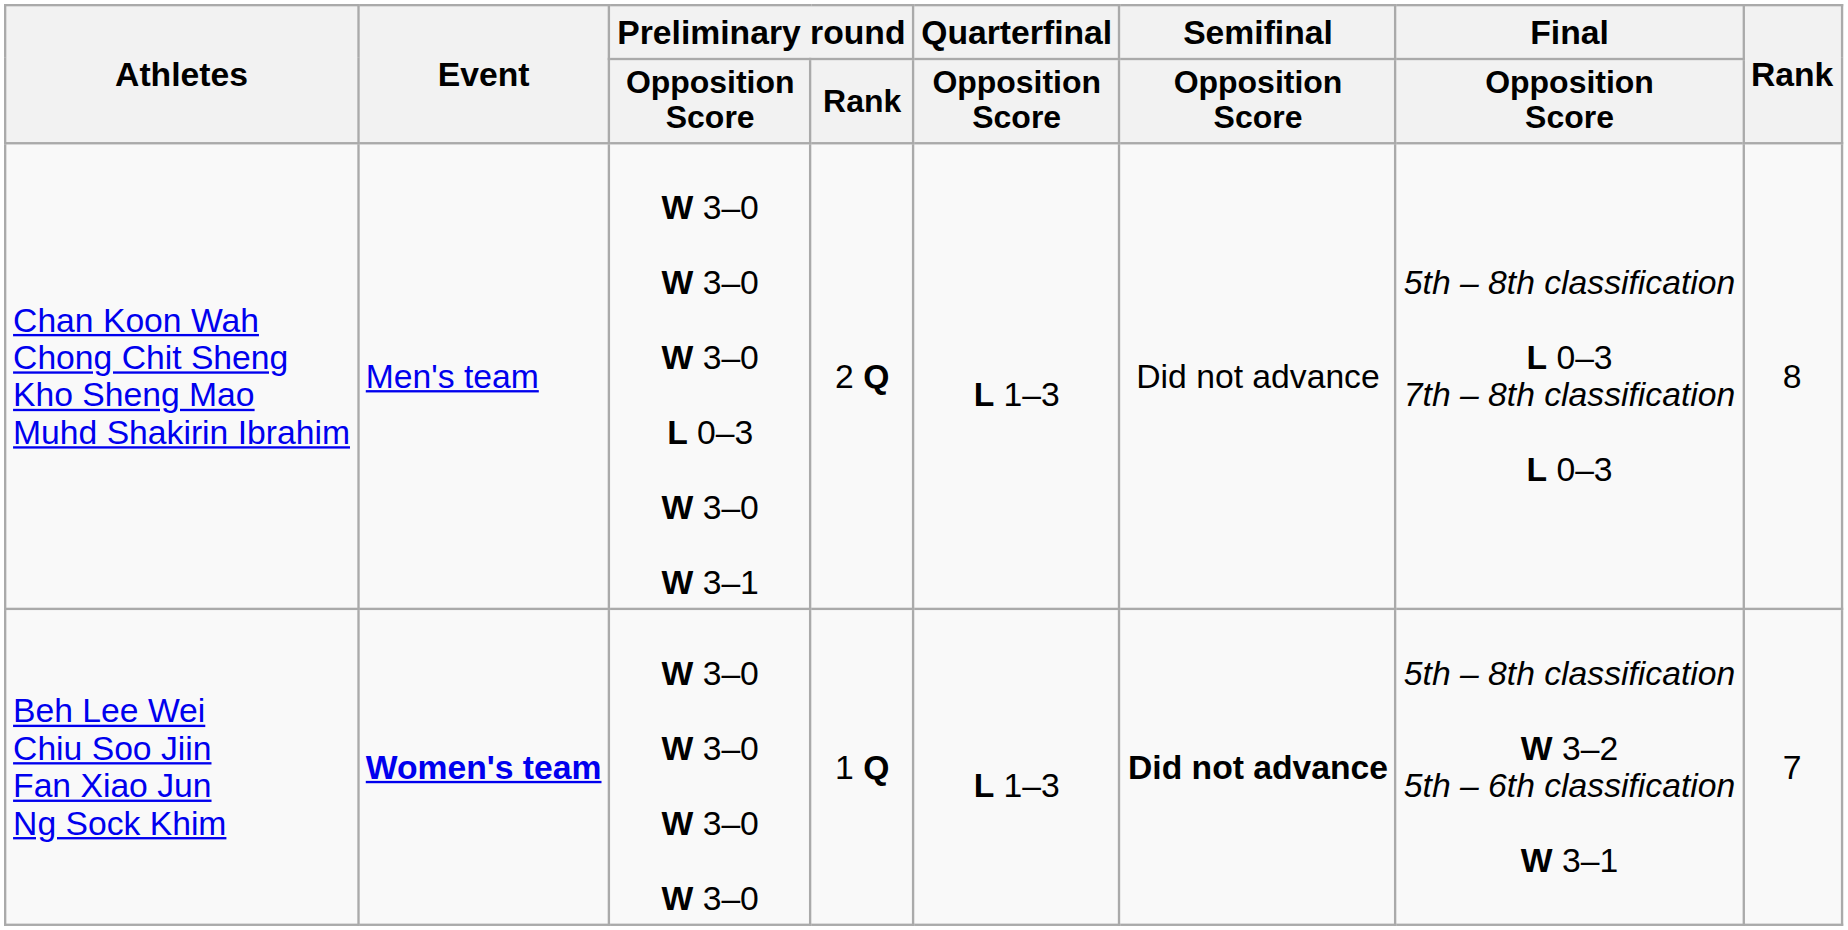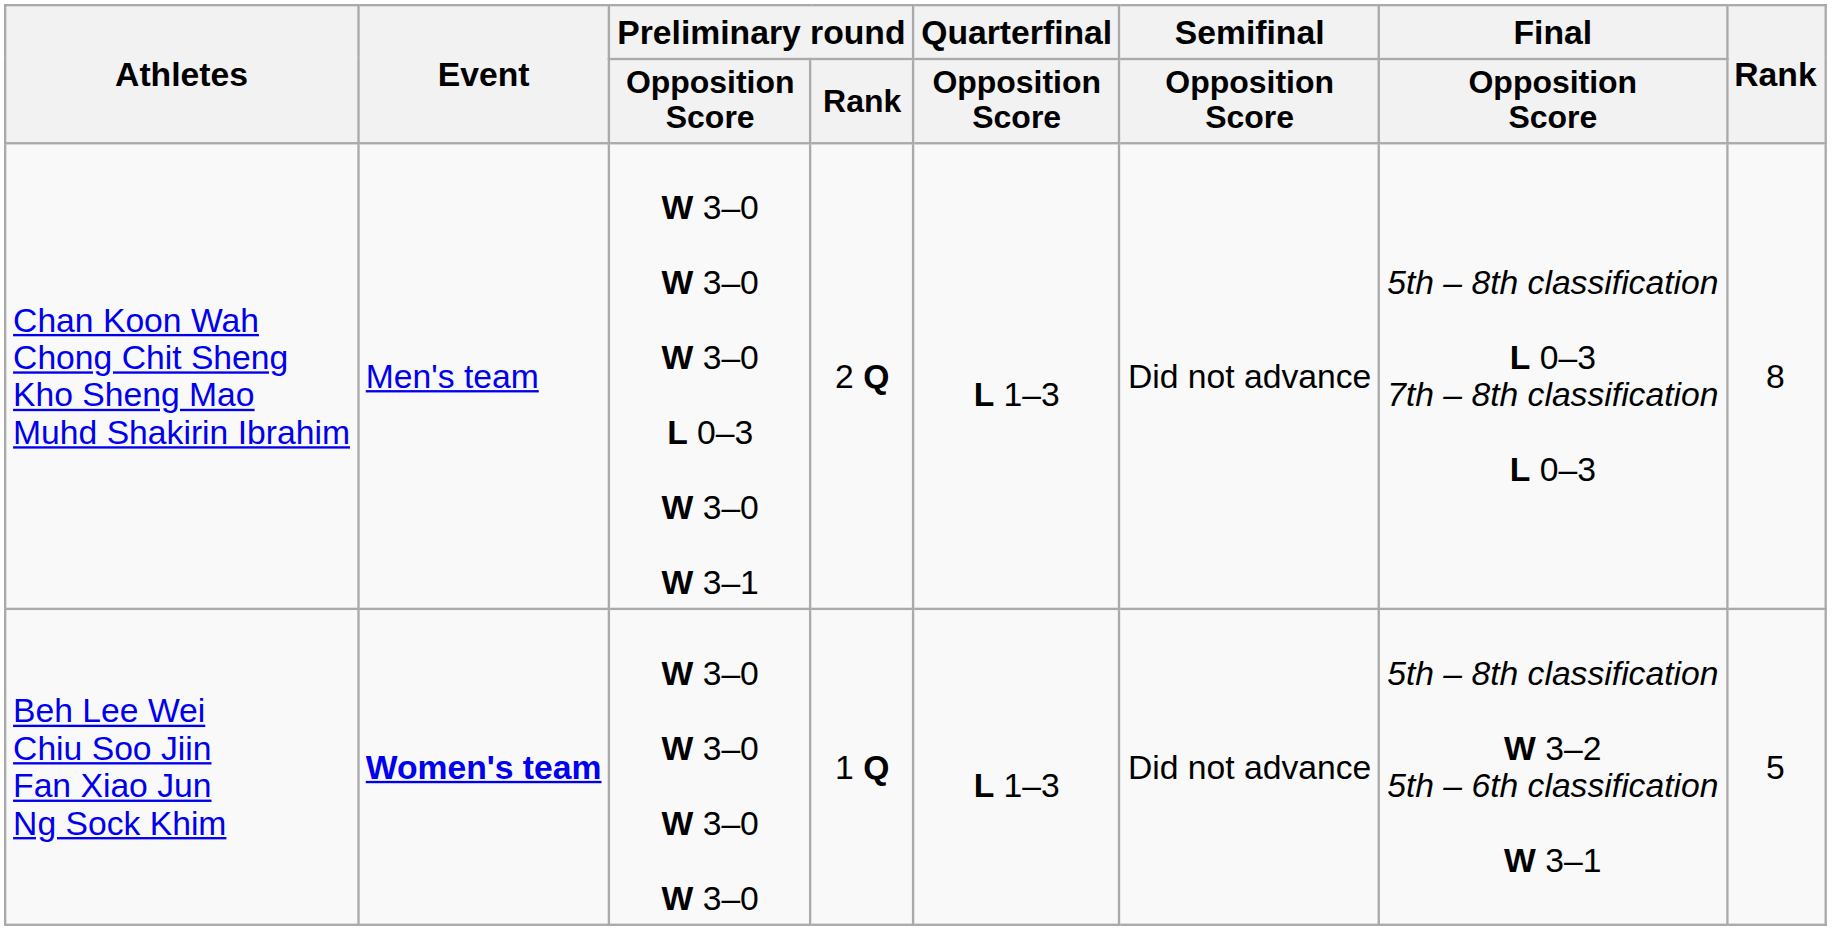(1258, 767) bold -> (1250, 767) normal
(1792, 767) 7 -> (1775, 767) 5
